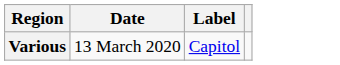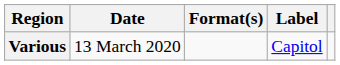+ column: (226, 18)
